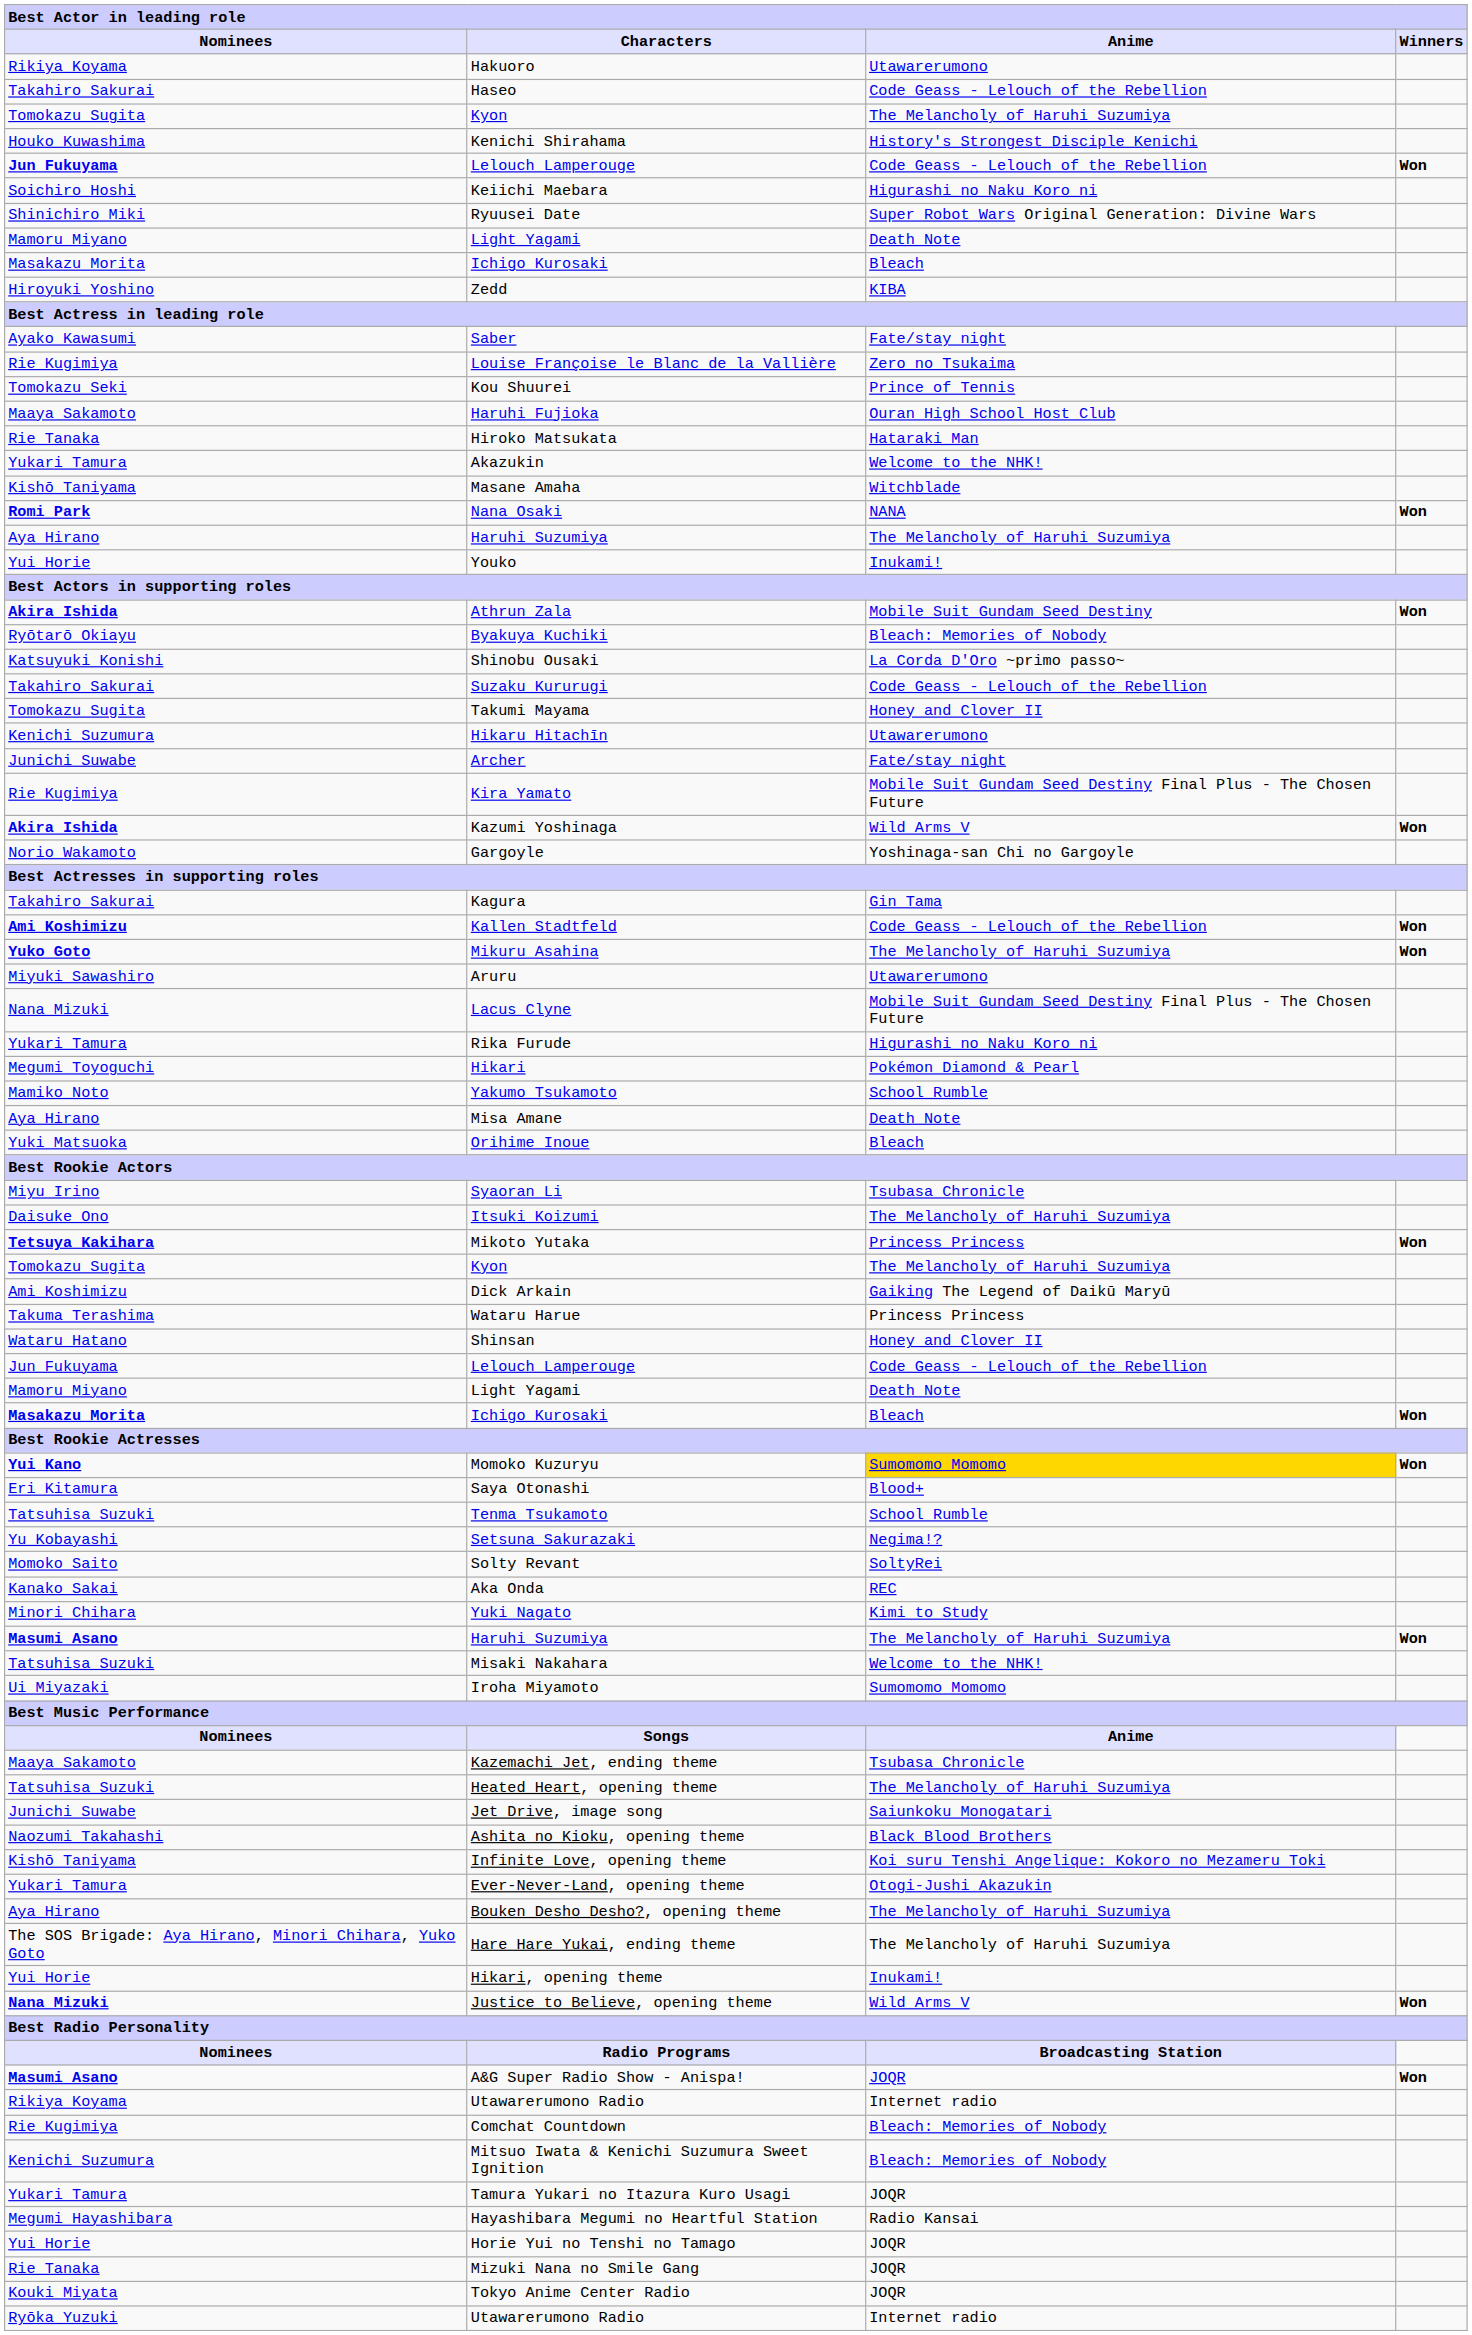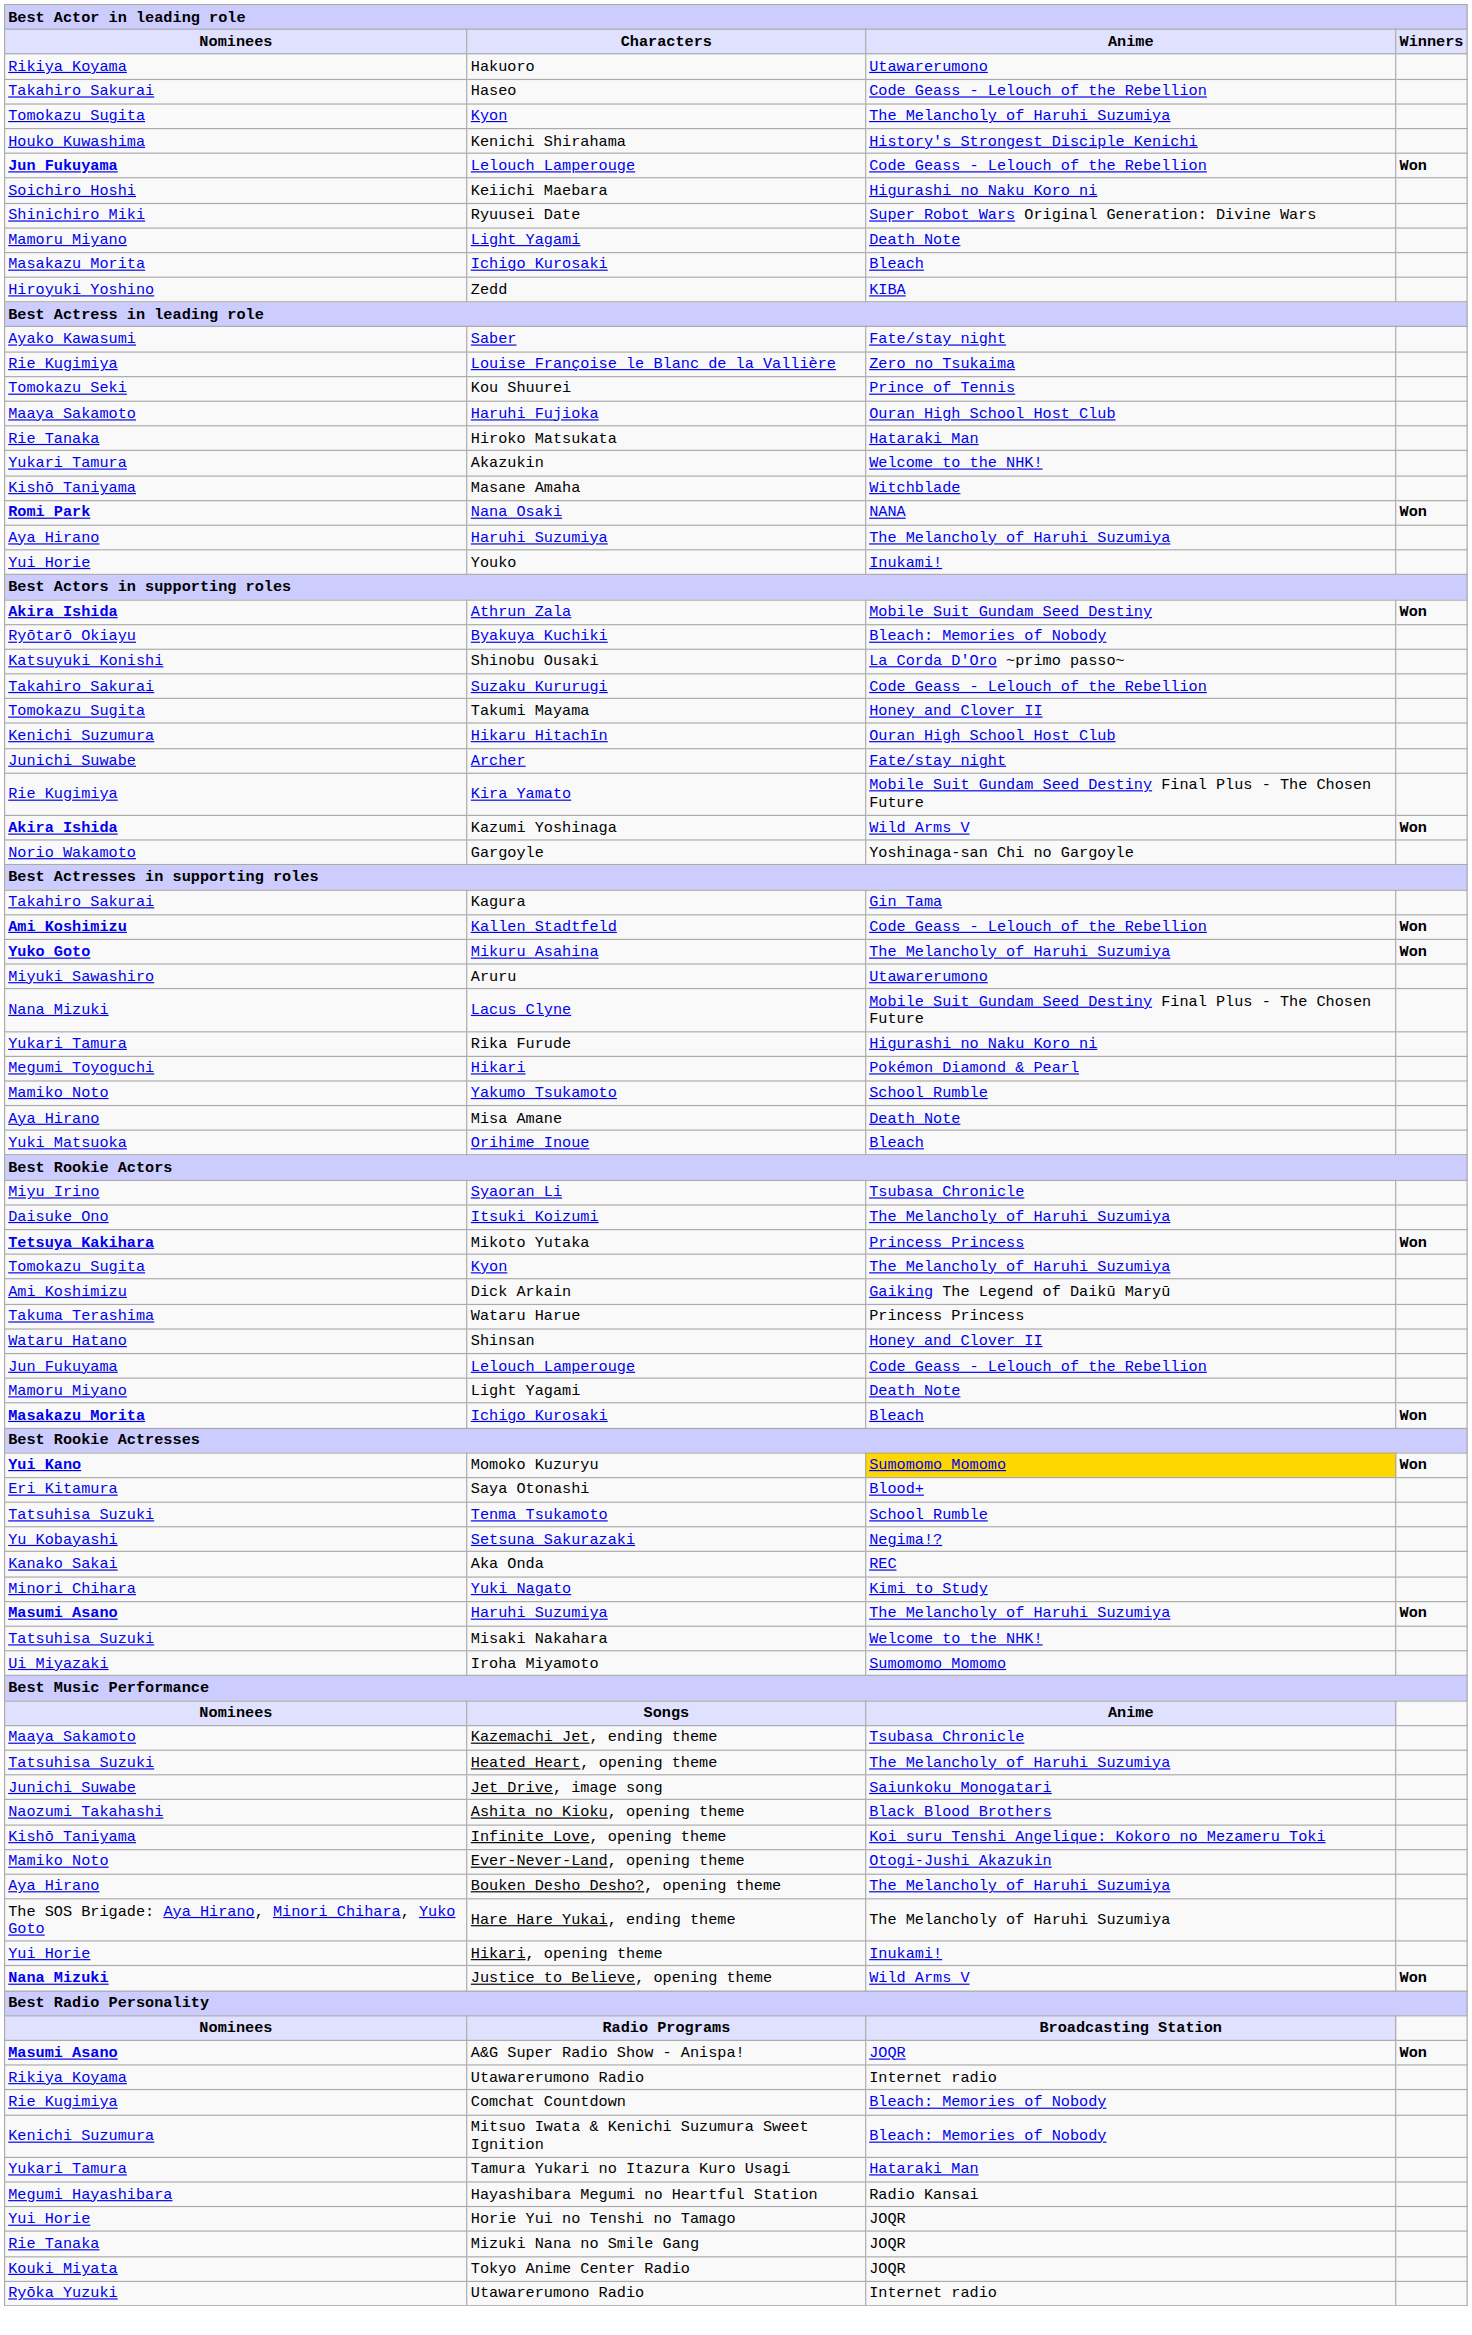(928, 736) Utawarerumono -> (992, 736) Ouran High School Host Club
- row: (526, 1564)
(68, 1886) Yukari Tamura -> (58, 1862) Mamiko Noto
(887, 2194) JOQR -> (924, 2169) Hataraki Man
